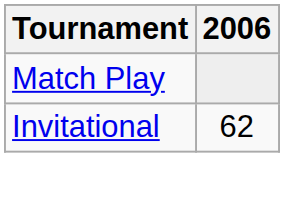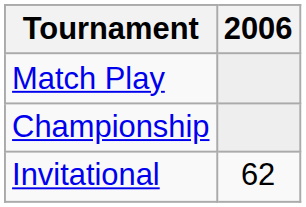+ row: (111, 126)
